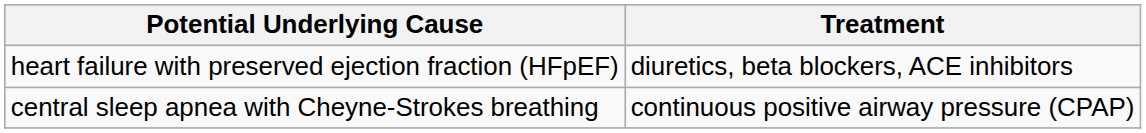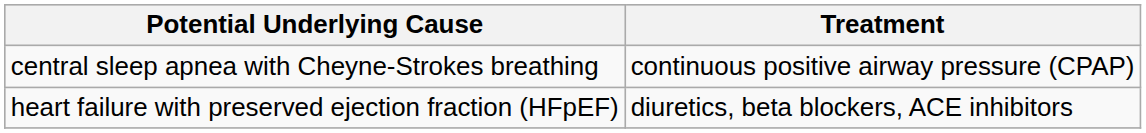rows swapped: (305, 107) <-> (315, 66)
